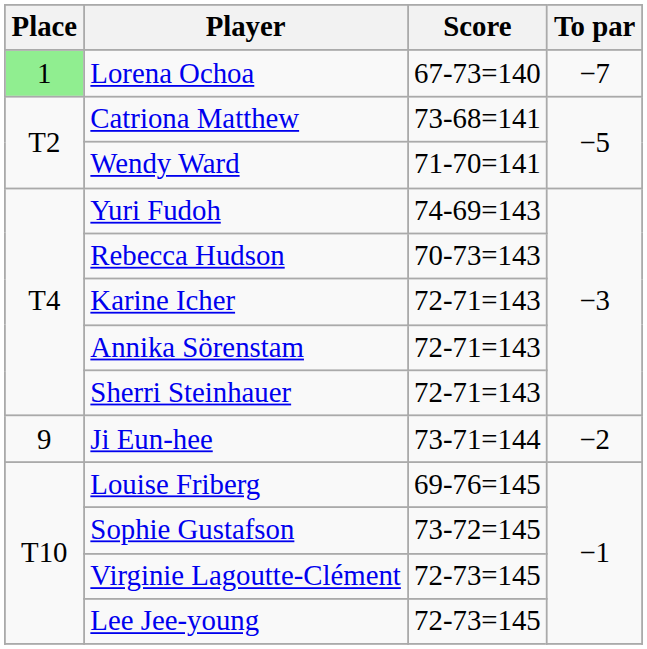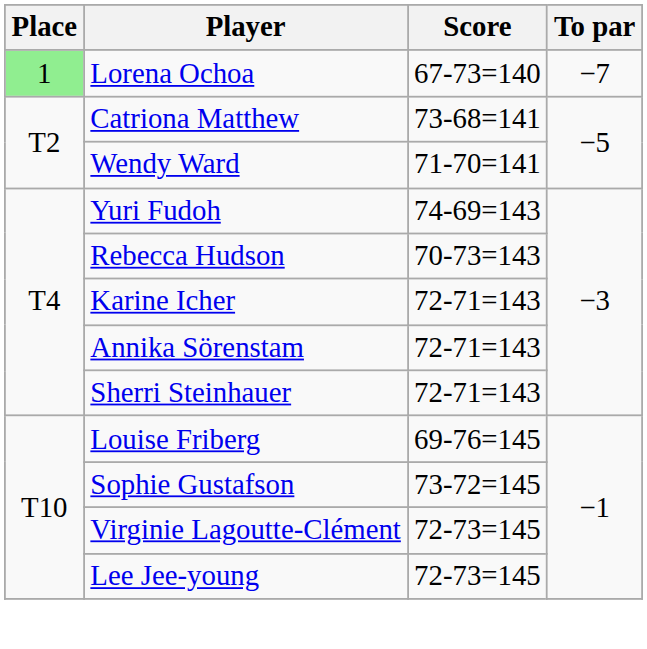- row: (152, 438)
